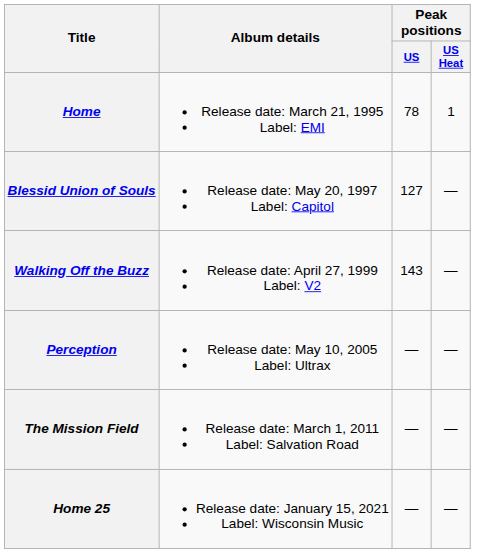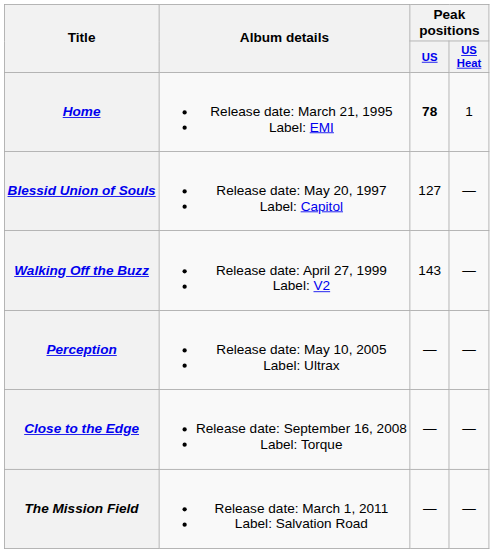(412, 111) normal -> (430, 111) bold
+ row: (82, 429)
- row: (82, 508)
